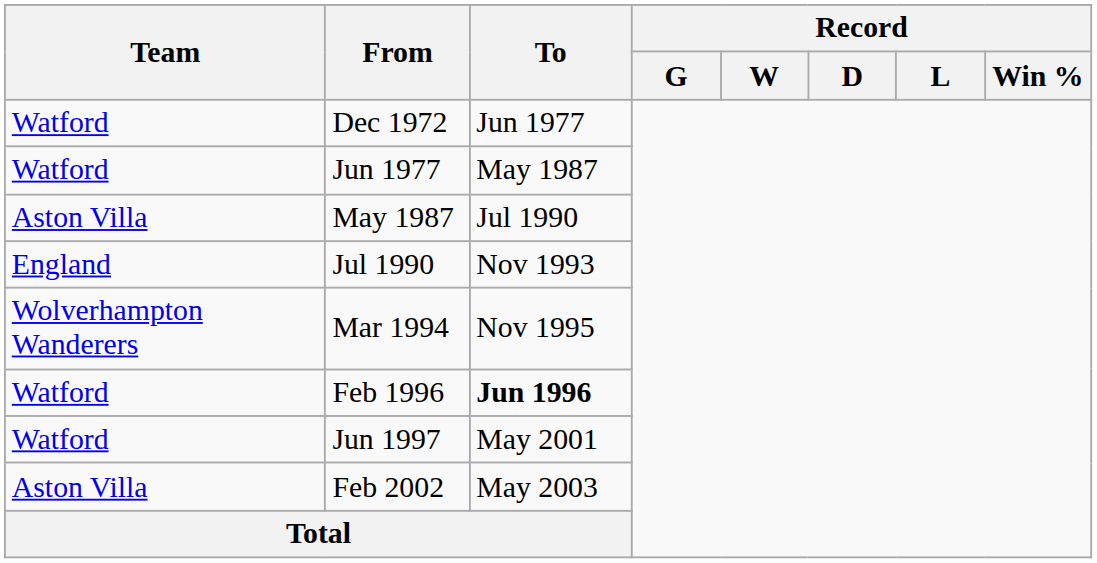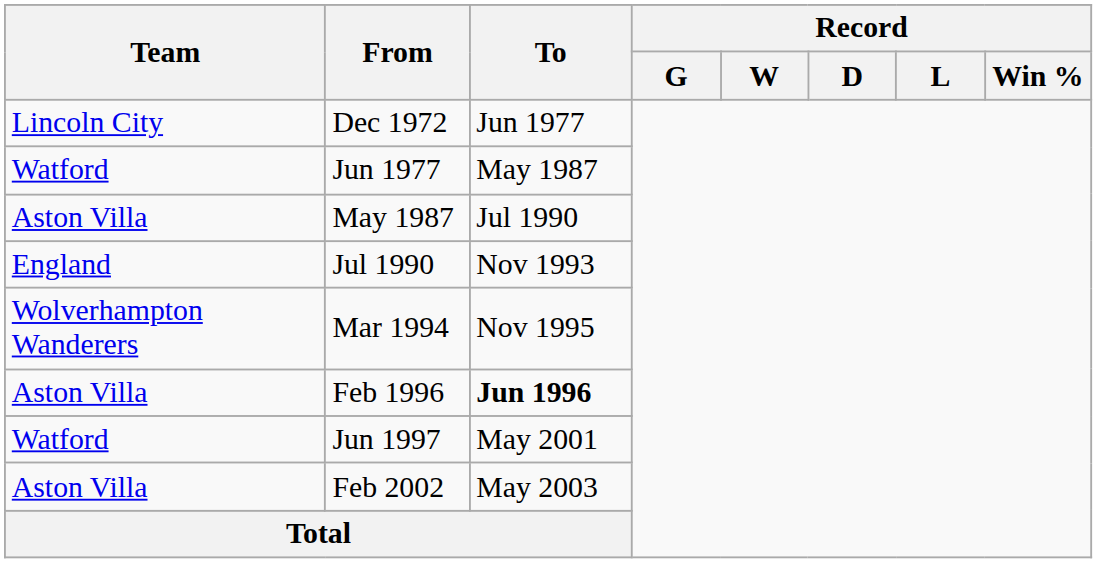(60, 122) Watford -> (87, 122) Lincoln City
(60, 391) Watford -> (80, 391) Aston Villa
